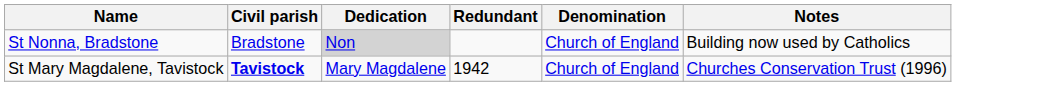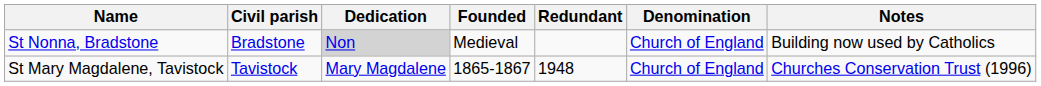+ column: (492, 17)
(268, 68) bold -> (264, 68) normal
(471, 68) 1942 -> (556, 68) 1948
